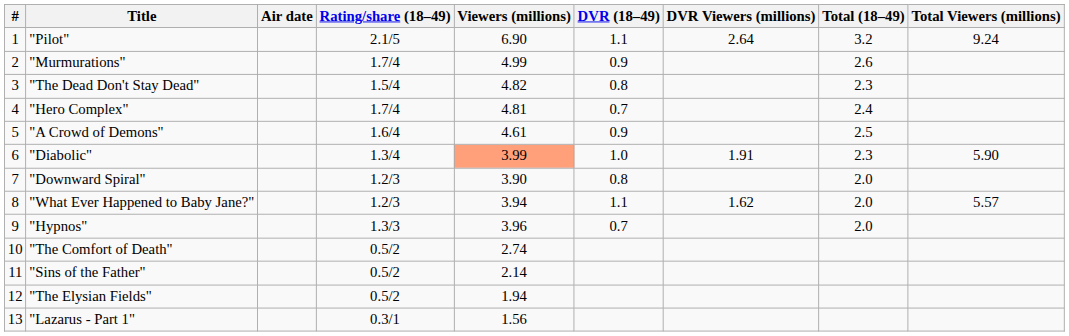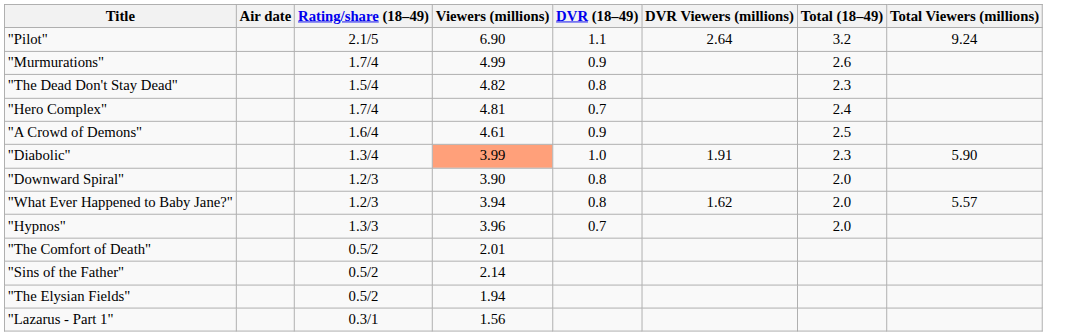- column: (15, 16)
(619, 202) 1.1 -> (597, 202) 0.8
(514, 249) 2.74 -> (493, 249) 2.01
